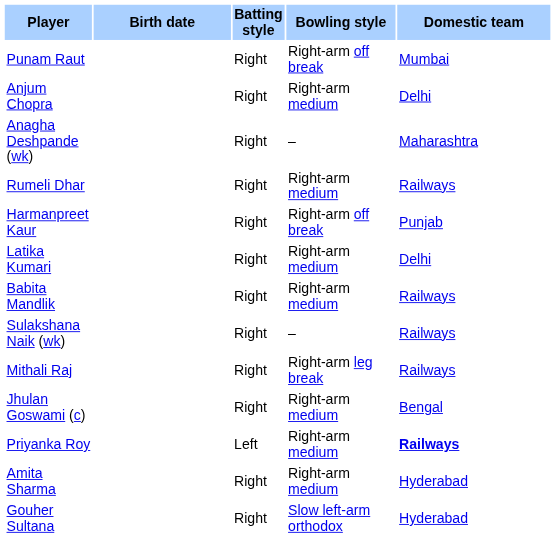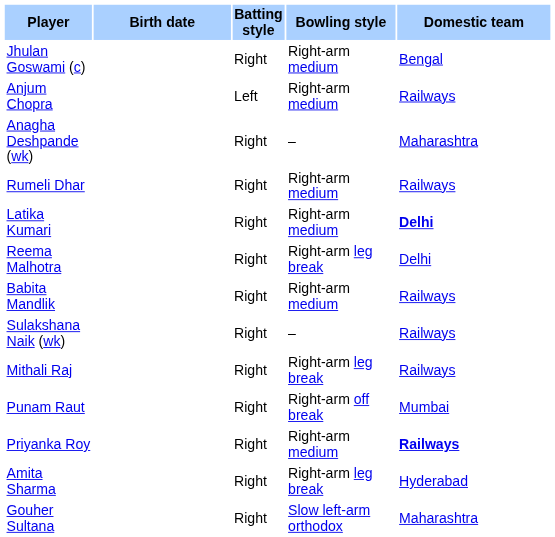rows swapped: (46, 407) <-> (46, 59)
(250, 96) Right -> (246, 96) Left
(415, 96) Delhi -> (427, 96) Railways
- row: (48, 223)
(415, 260) normal -> (416, 223) bold
+ row: (34, 260)
(246, 444) Left -> (250, 444) Right
(319, 481) Right-arm medium -> (330, 481) Right-arm leg break
(434, 518) Hyderabad -> (439, 518) Maharashtra
